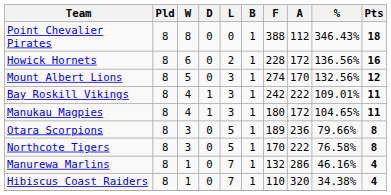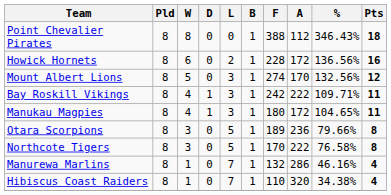(337, 95) 109.01% -> (337, 95) 109.71%
